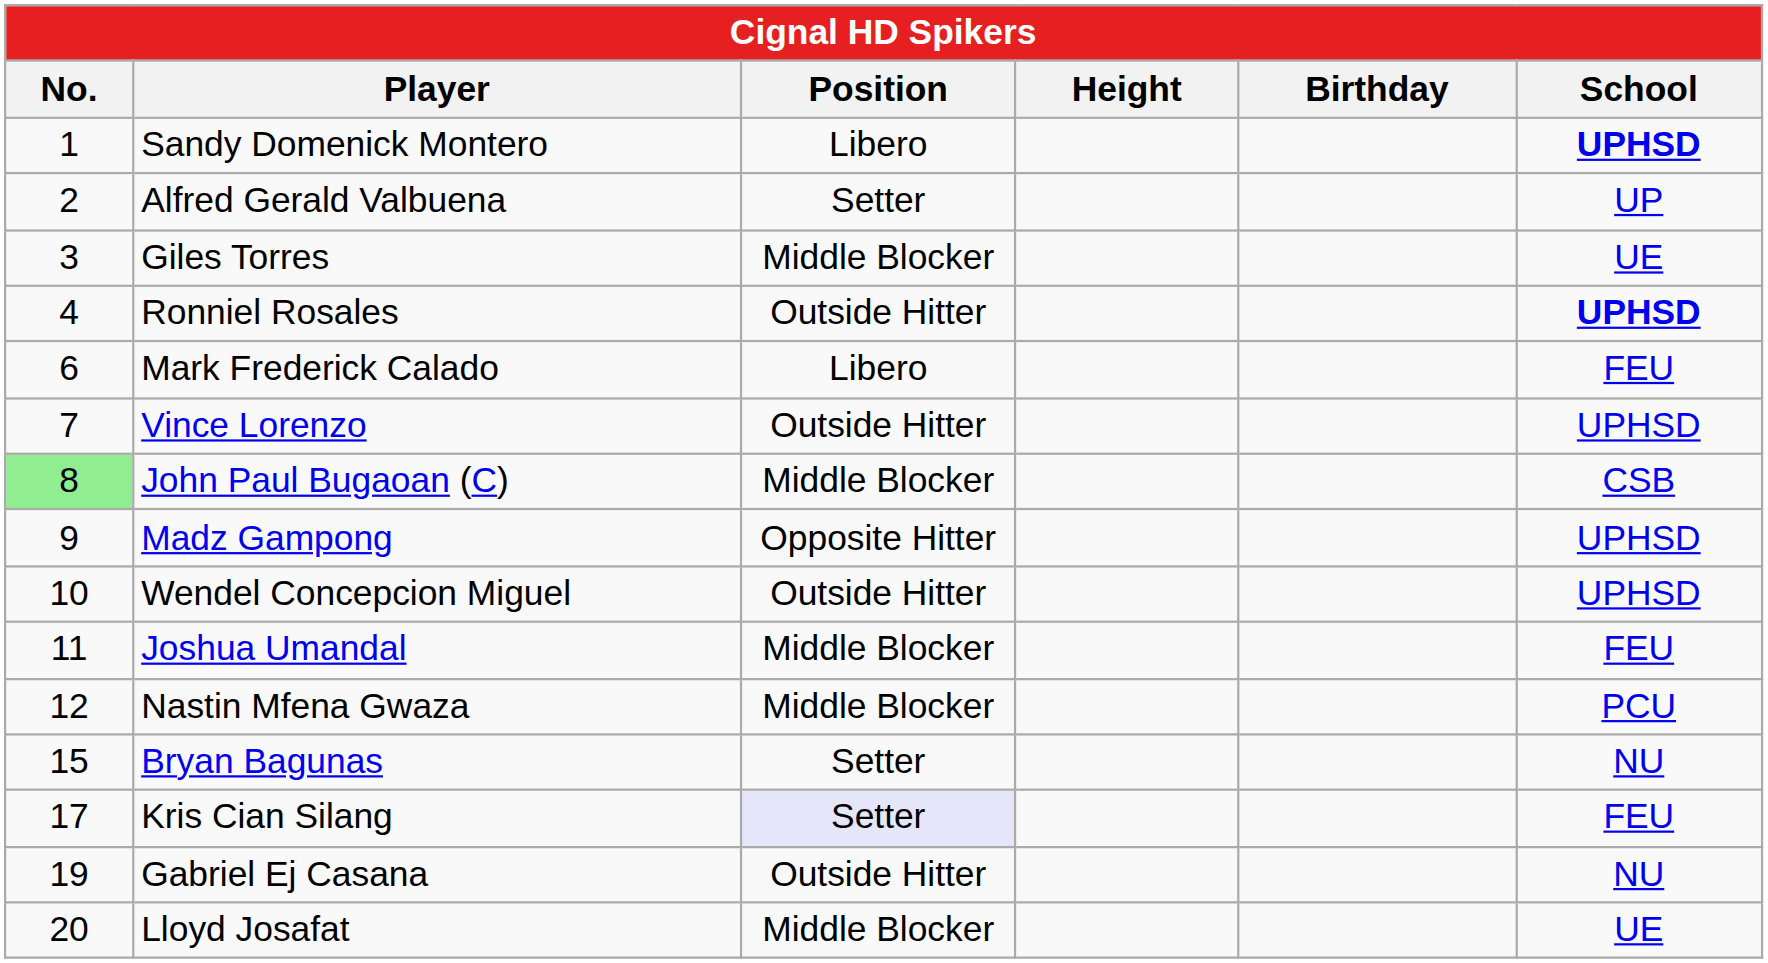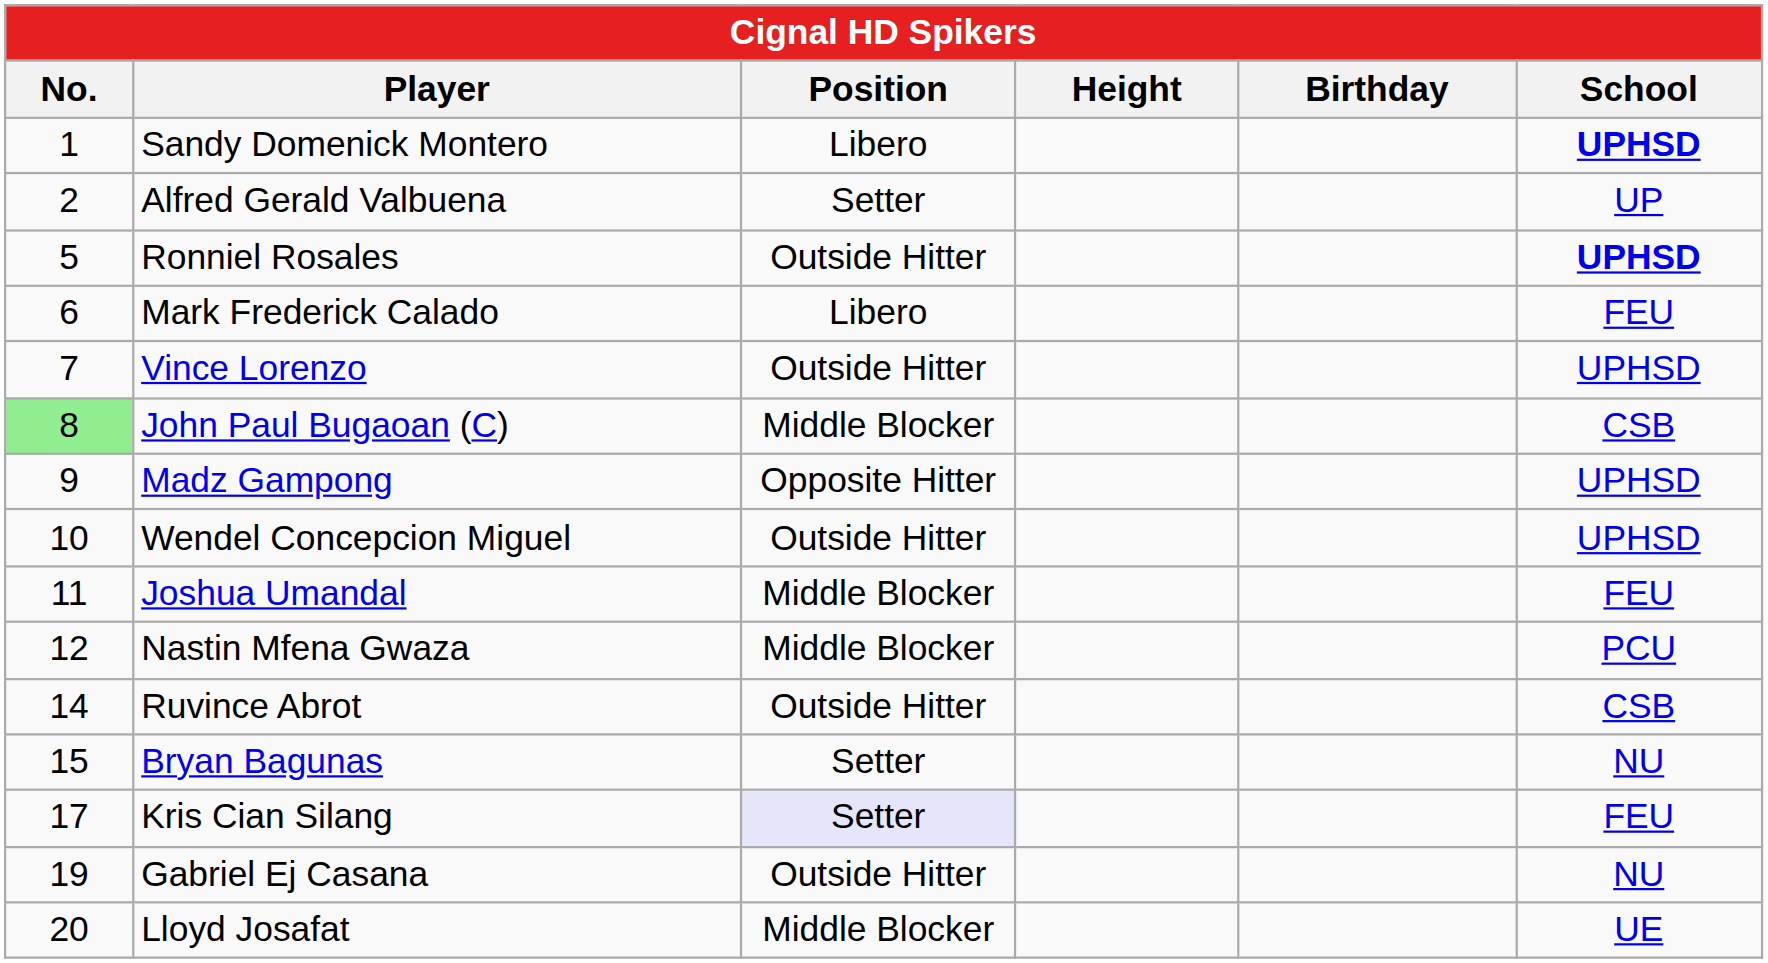- row: (235, 256)
(69, 312) 4 -> (69, 256) 5
+ row: (251, 705)
